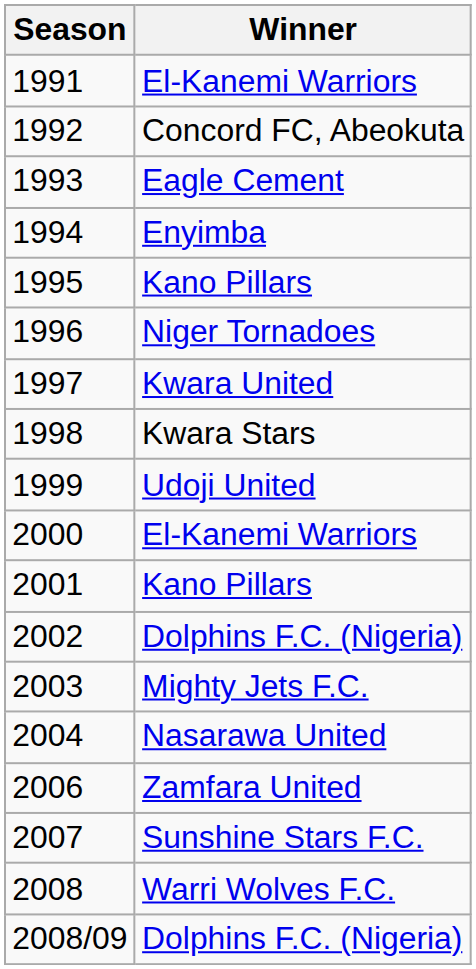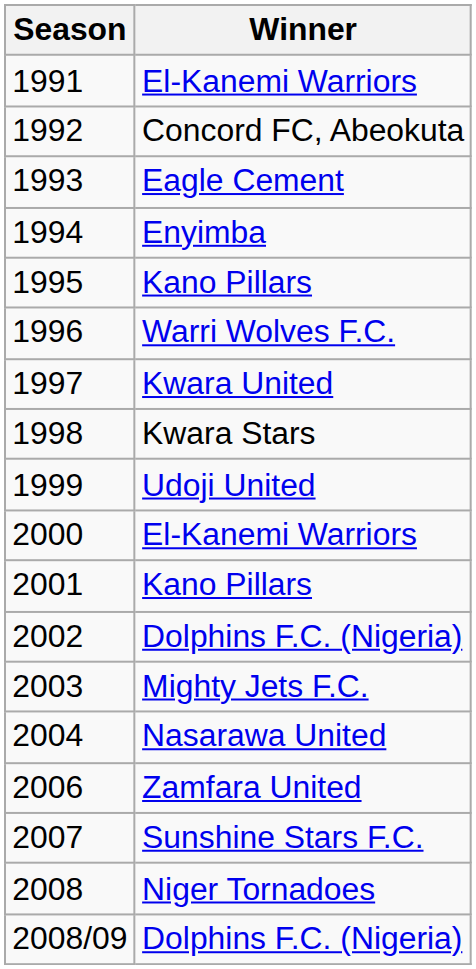(259, 332) Niger Tornadoes -> (269, 332) Warri Wolves F.C.
(269, 888) Warri Wolves F.C. -> (259, 888) Niger Tornadoes
